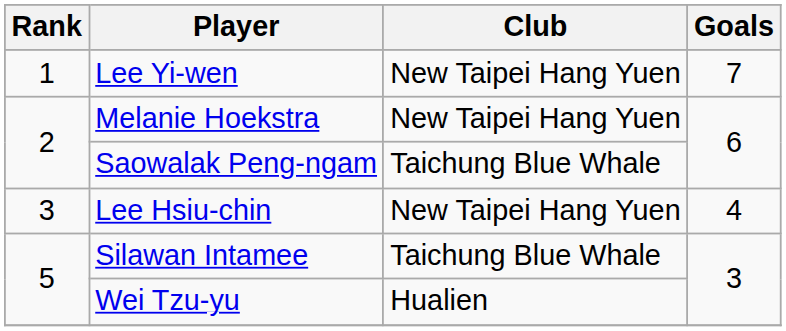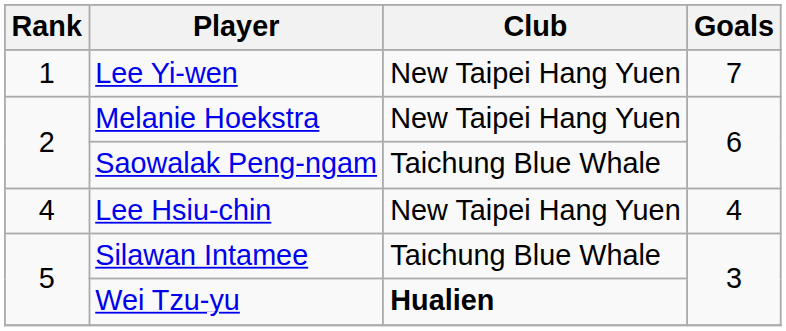(47, 210) 3 -> (47, 210) 4
(439, 301) normal -> (442, 301) bold
